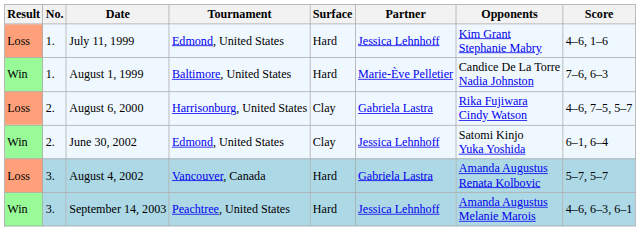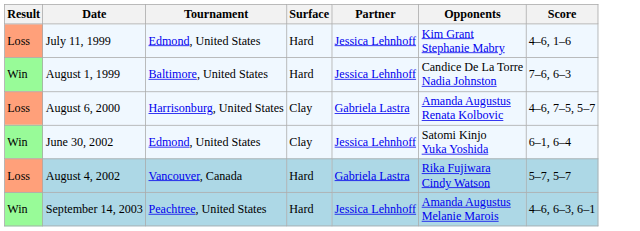- column: (55, 13)
(406, 74) Marie-Ève Pelletier -> (375, 74) Jessica Lehnhoff
(493, 107) Rika Fujiwara Cindy Watson -> (466, 107) Amanda Augustus Renata Kolbovic
(503, 175) Amanda Augustus Renata Kolbovic -> (456, 175) Rika Fujiwara Cindy Watson
